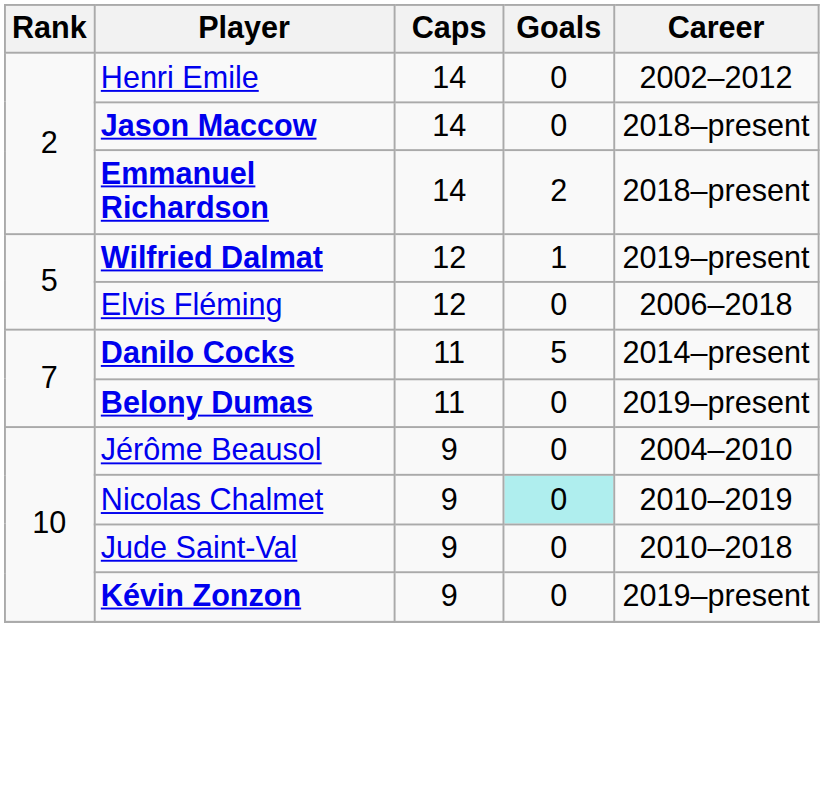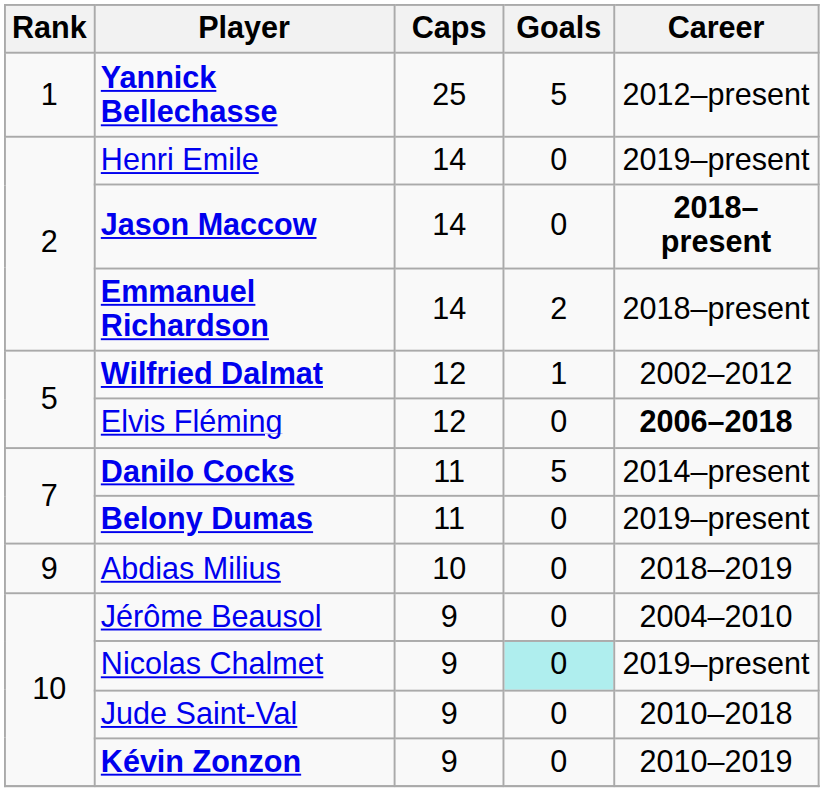+ row: (189, 94)
(716, 77) 2002–2012 -> (716, 160) 2019–present
(716, 125) normal -> (716, 225) bold
(716, 256) 2019–present -> (716, 374) 2002–2012
(716, 305) normal -> (716, 422) bold
+ row: (191, 568)
(716, 499) 2010–2019 -> (716, 665) 2019–present
(716, 596) 2019–present -> (716, 761) 2010–2019
